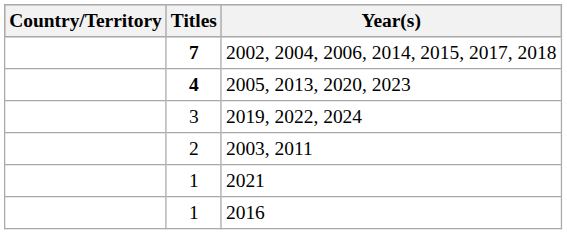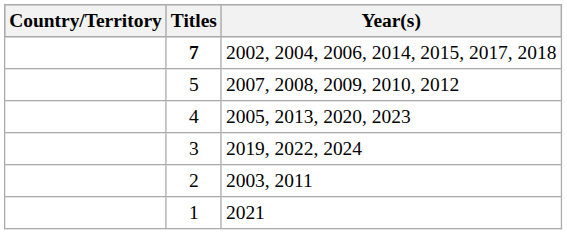+ row: (343, 84)
(194, 84) bold -> (194, 116) normal
- row: (245, 213)
